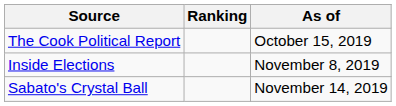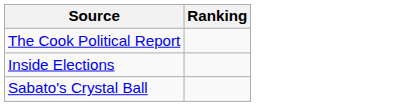- column: (321, 16)
